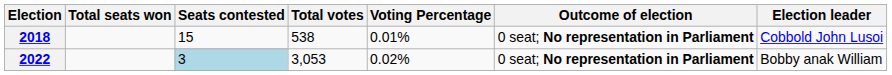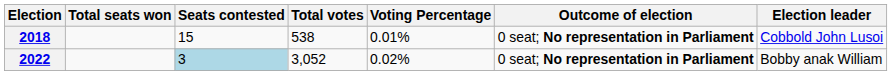(309, 59) 3,053 -> (309, 59) 3,052
